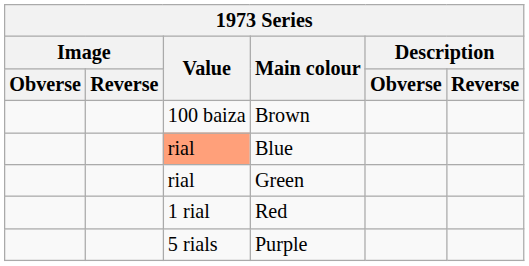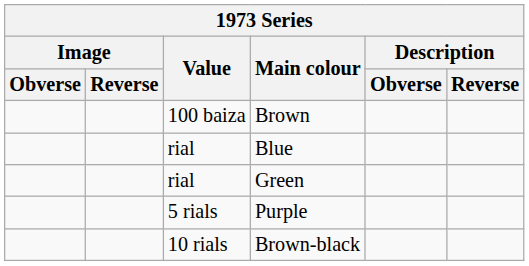(181, 148) lightsalmon background -> (181, 148) no background
- row: (271, 212)
+ row: (308, 244)
